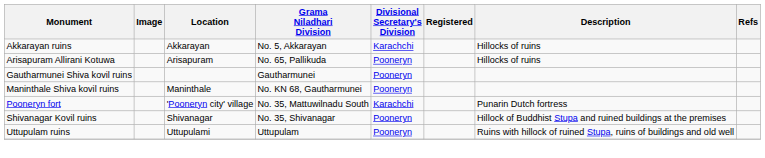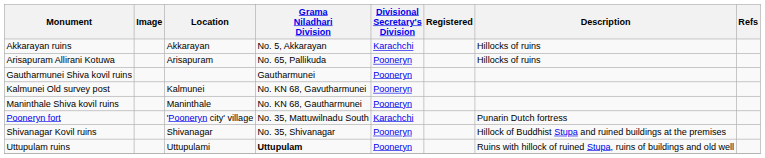+ row: (58, 89)
(278, 132) normal -> (280, 147) bold
